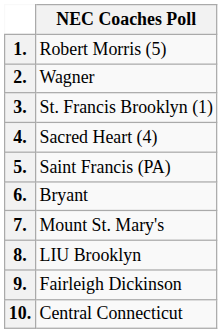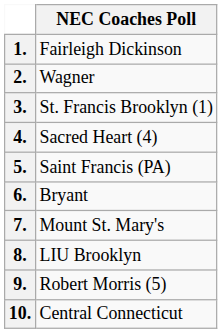(103, 49) Robert Morris (5) -> (111, 49) Fairleigh Dickinson
(111, 284) Fairleigh Dickinson -> (103, 284) Robert Morris (5)
